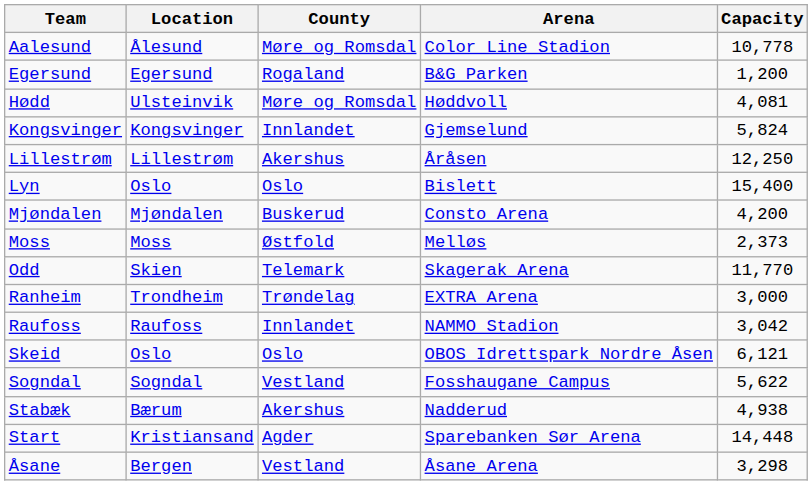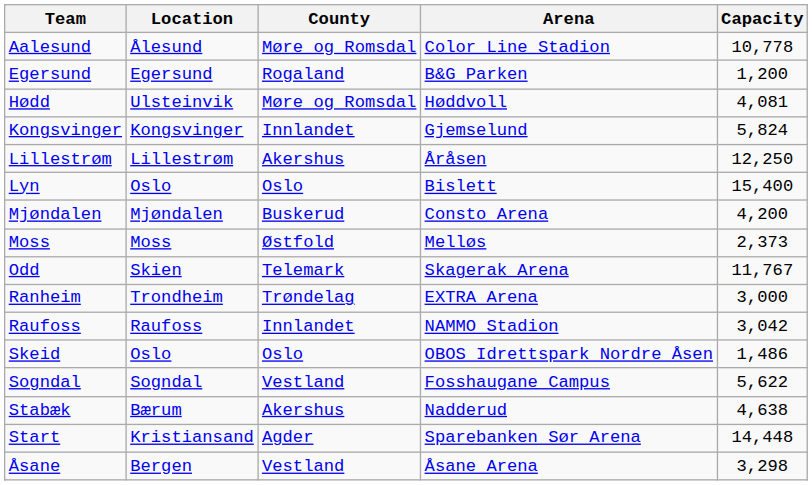(762, 270) 11,770 -> (762, 270) 11,767
(762, 354) 6,121 -> (762, 354) 1,486
(762, 410) 4,938 -> (762, 410) 4,638
